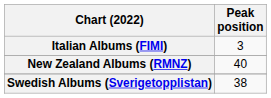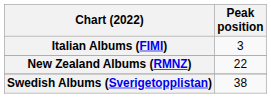(240, 64) 40 -> (240, 64) 22
